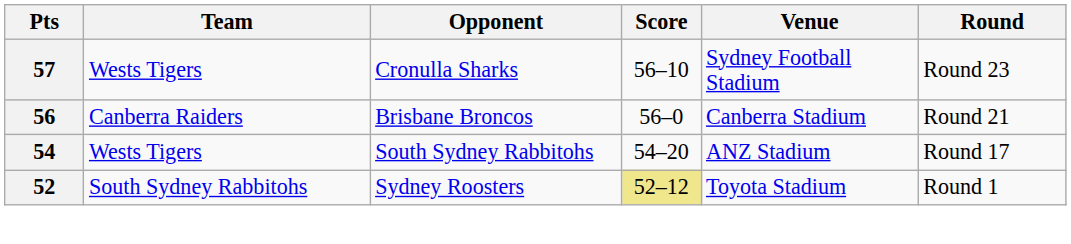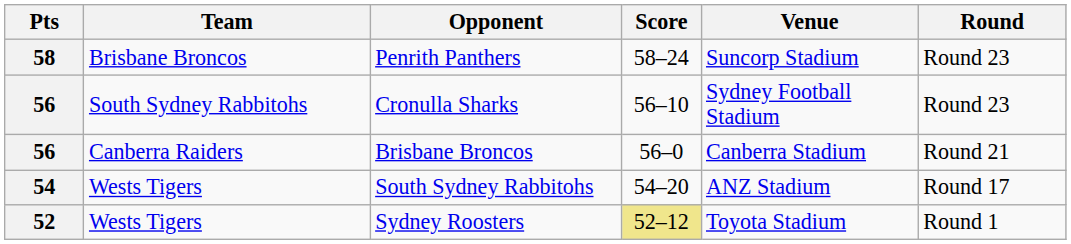+ row: (448, 57)
(44, 69) 57 -> (44, 104) 56
(145, 69) Wests Tigers -> (198, 104) South Sydney Rabbitohs
(198, 186) South Sydney Rabbitohs -> (145, 221) Wests Tigers
